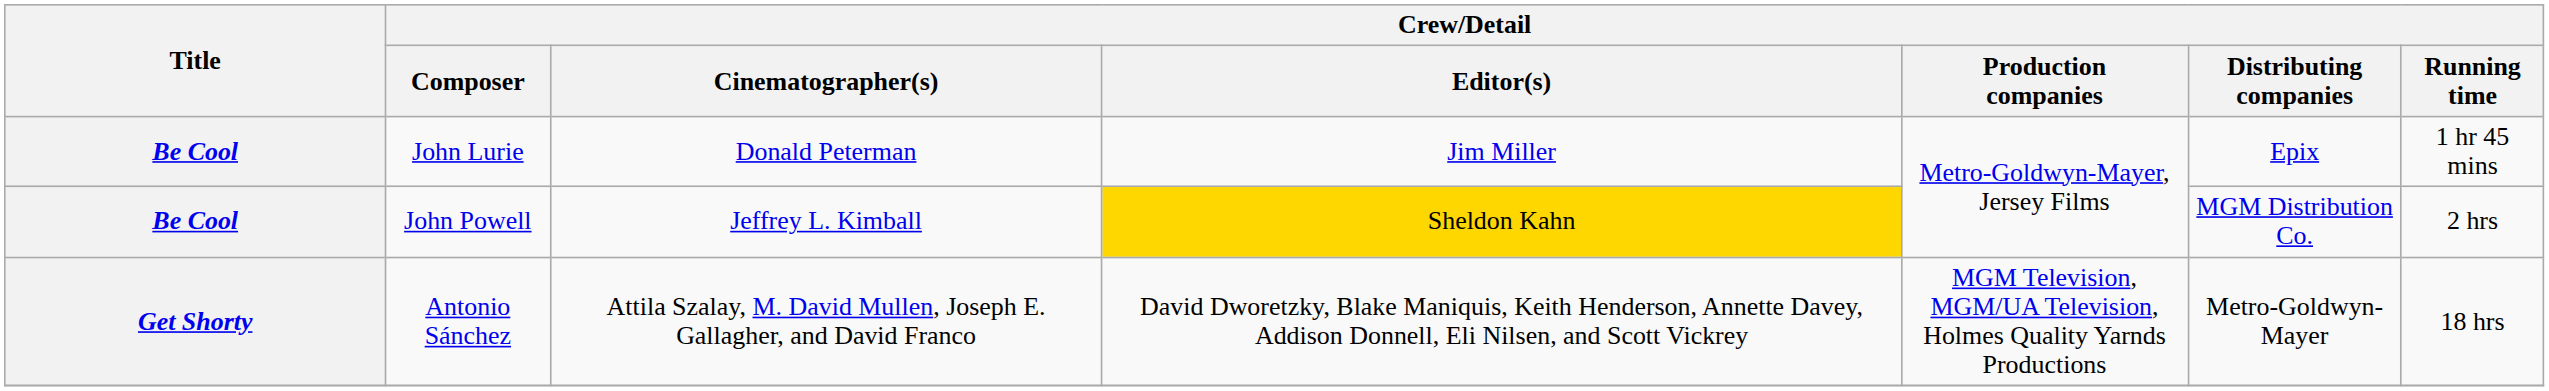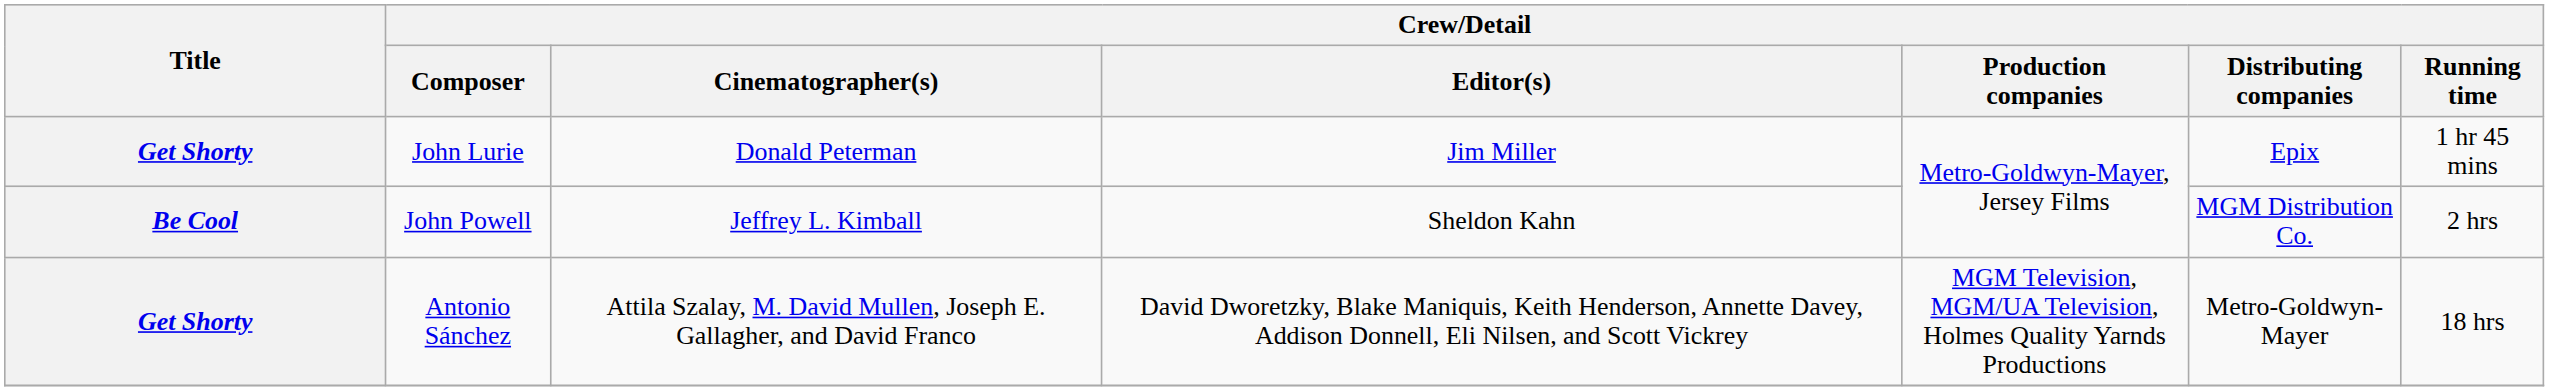(195, 151) Be Cool -> (195, 151) Get Shorty
(1502, 221) gold background -> (1502, 221) no background
